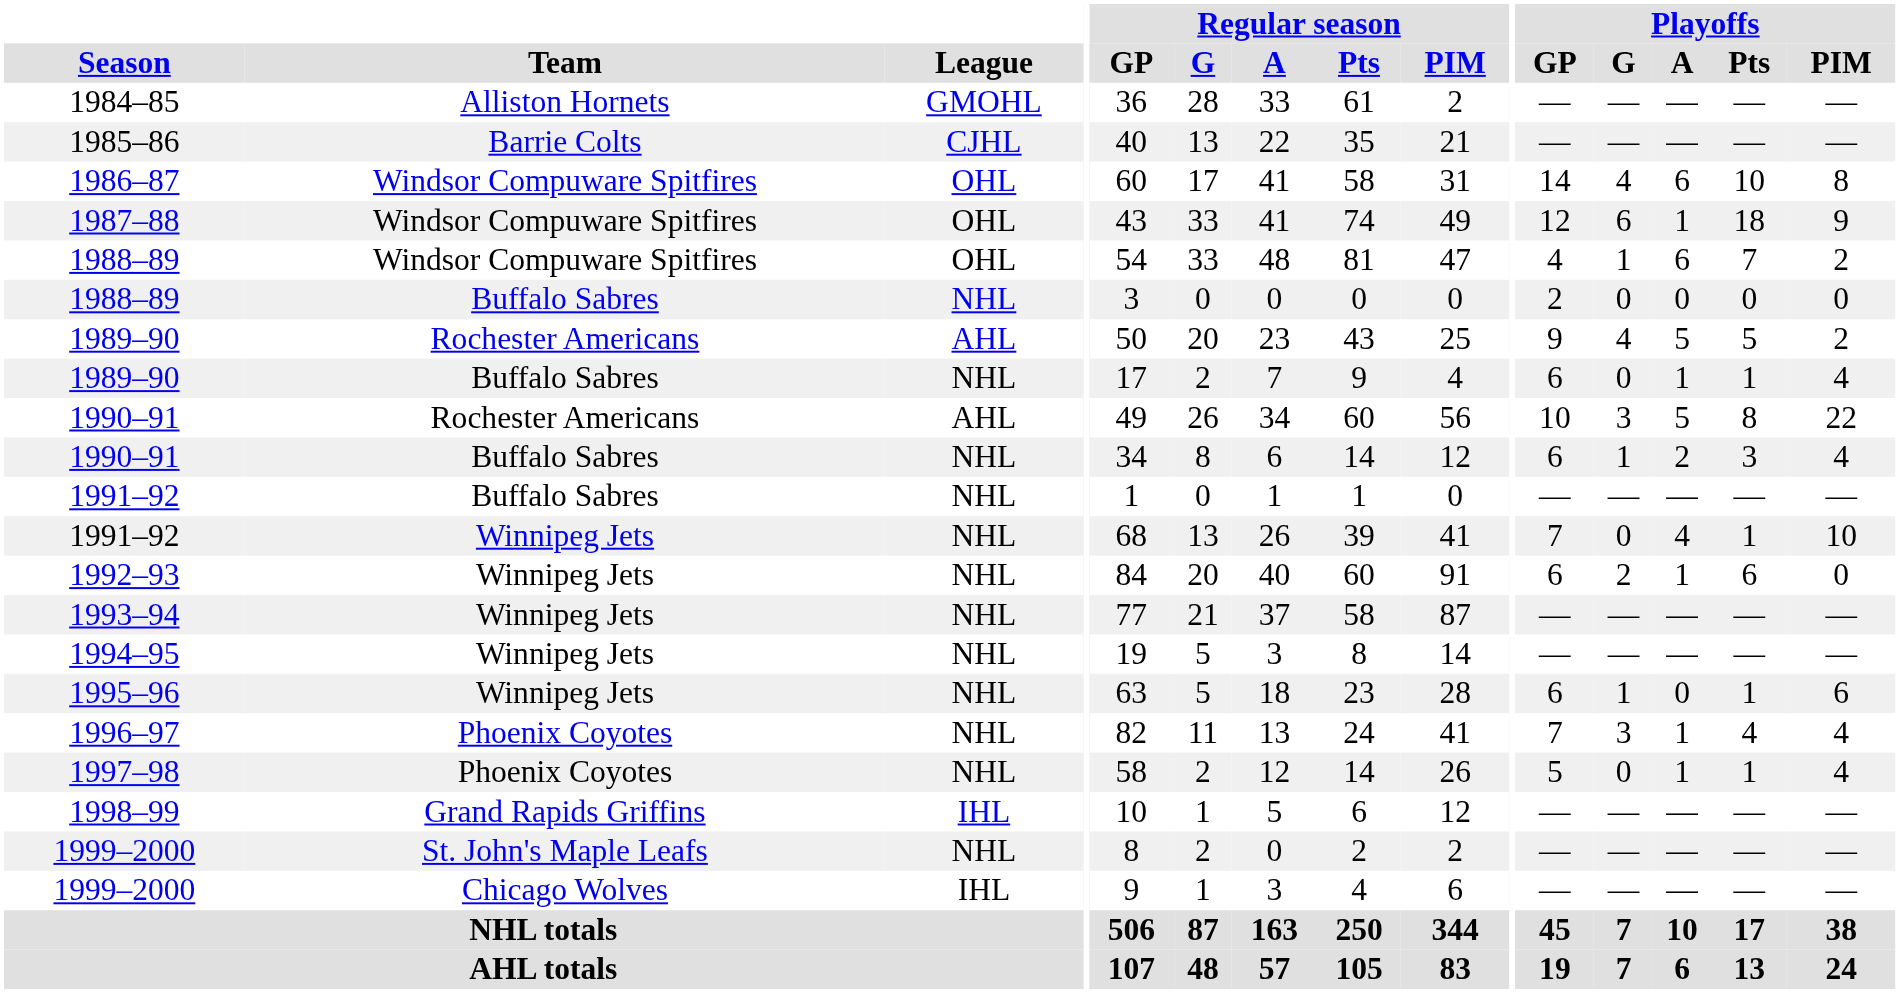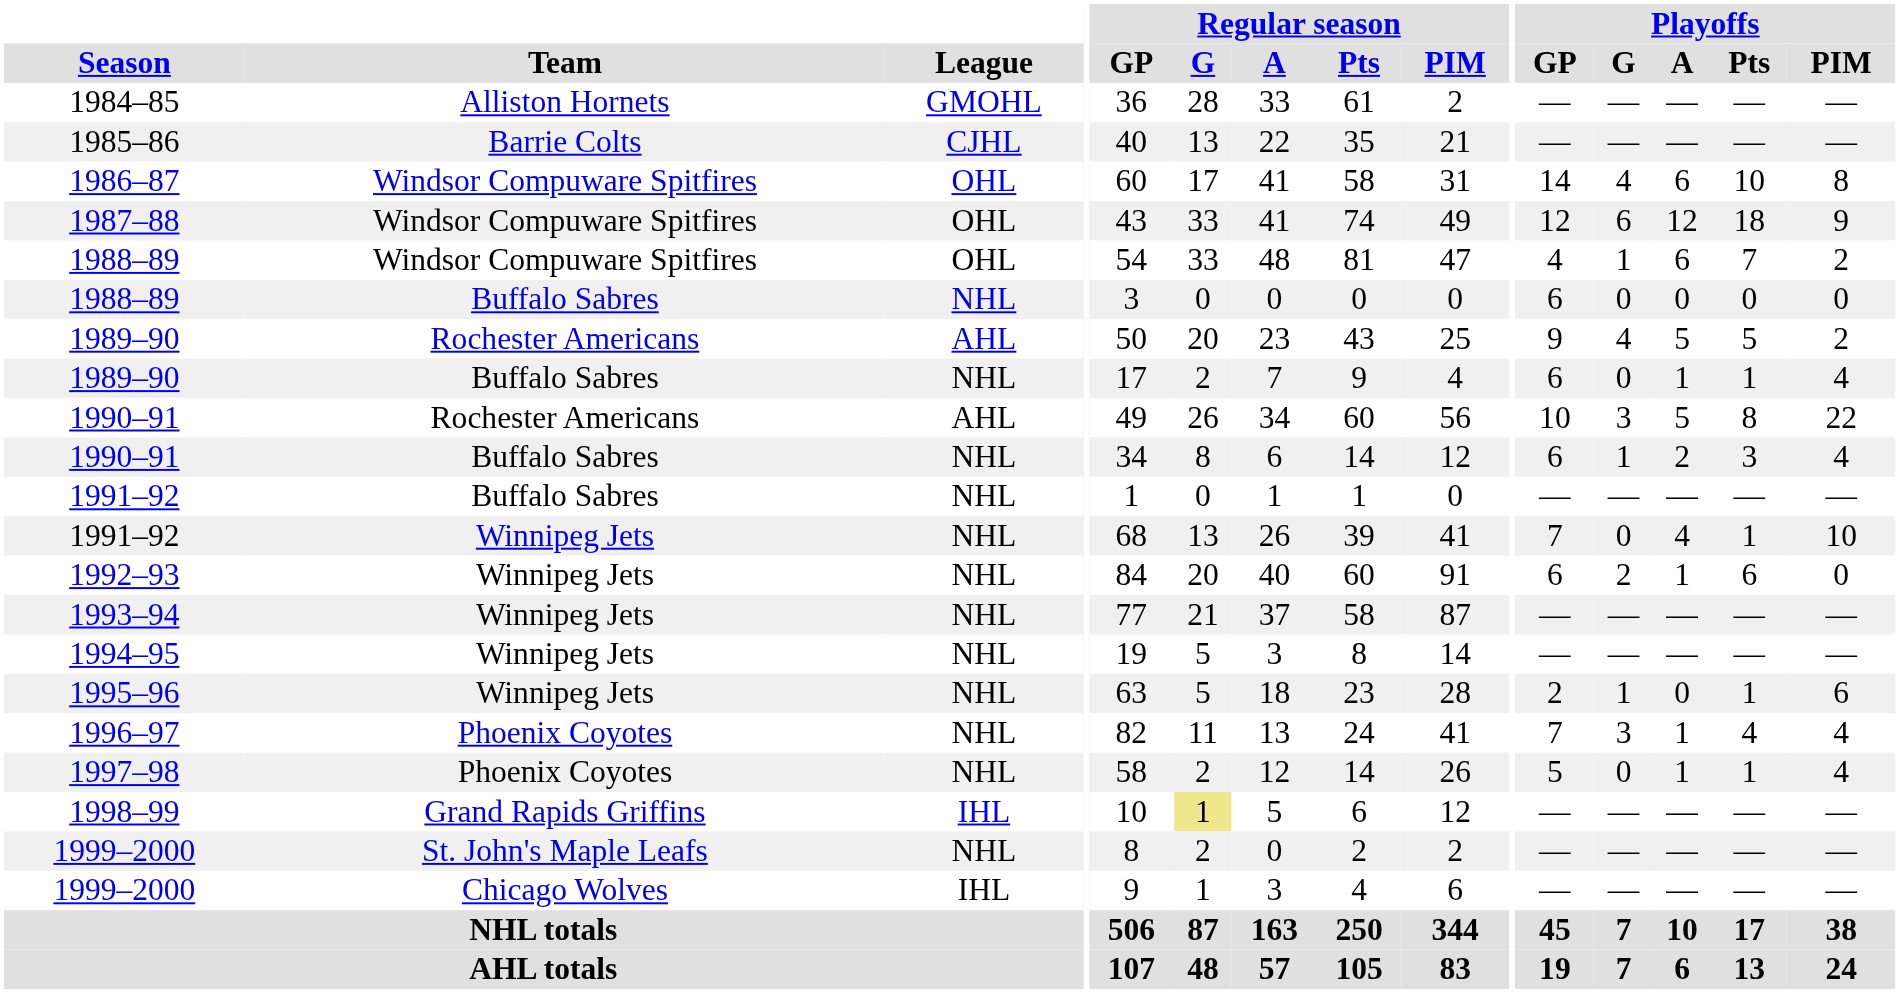(1682, 220) 1 -> (1682, 220) 12
(1555, 299) 2 -> (1555, 299) 6
(1555, 693) 6 -> (1555, 693) 2
(1203, 811) no background -> (1203, 811) khaki background
